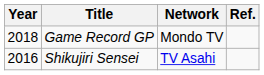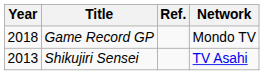columns swapped: (192, 15) <-> (243, 15)
(23, 59) 2016 -> (23, 59) 2013
